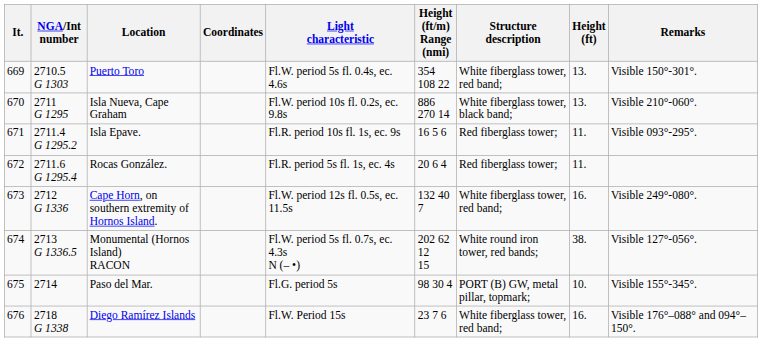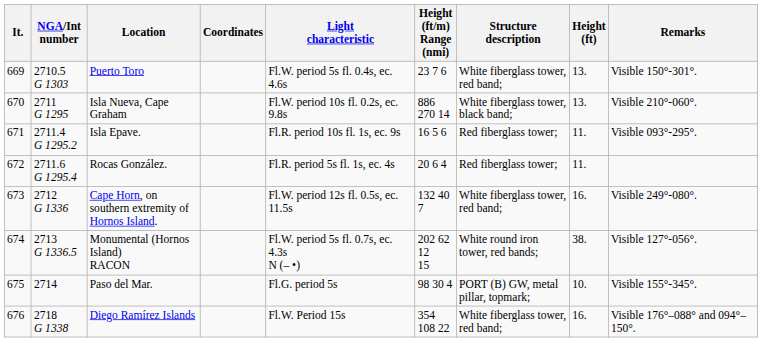(434, 77) 354 108 22 -> (432, 70) 23 7 6
(432, 315) 23 7 6 -> (434, 321) 354 108 22
